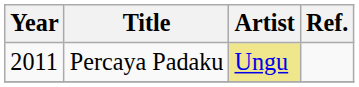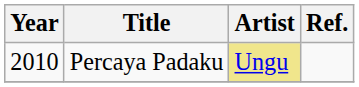(34, 61) 2011 -> (34, 61) 2010
